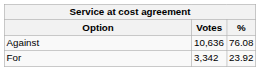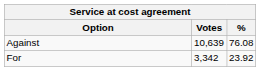(209, 43) 10,636 -> (209, 43) 10,639
